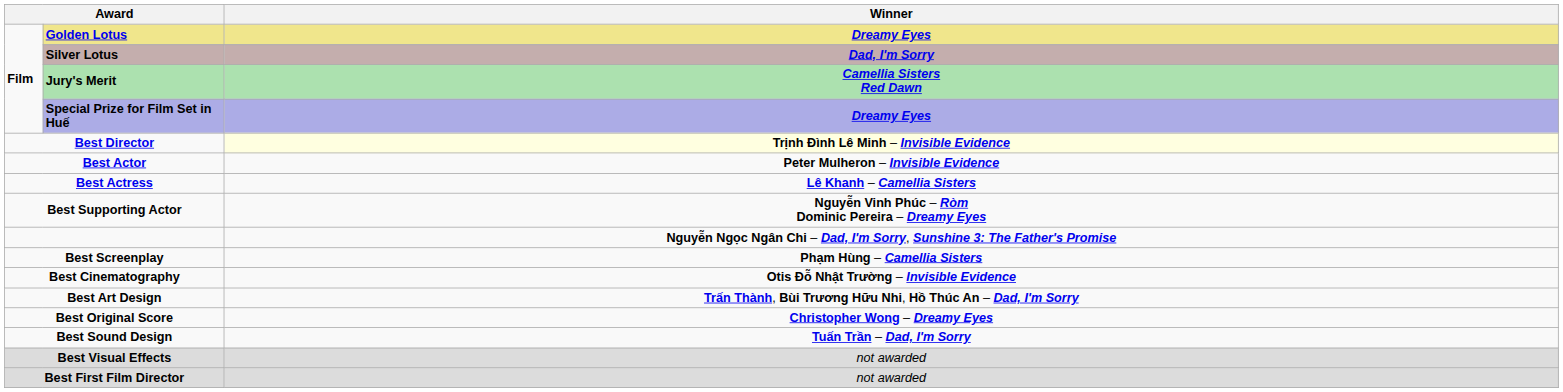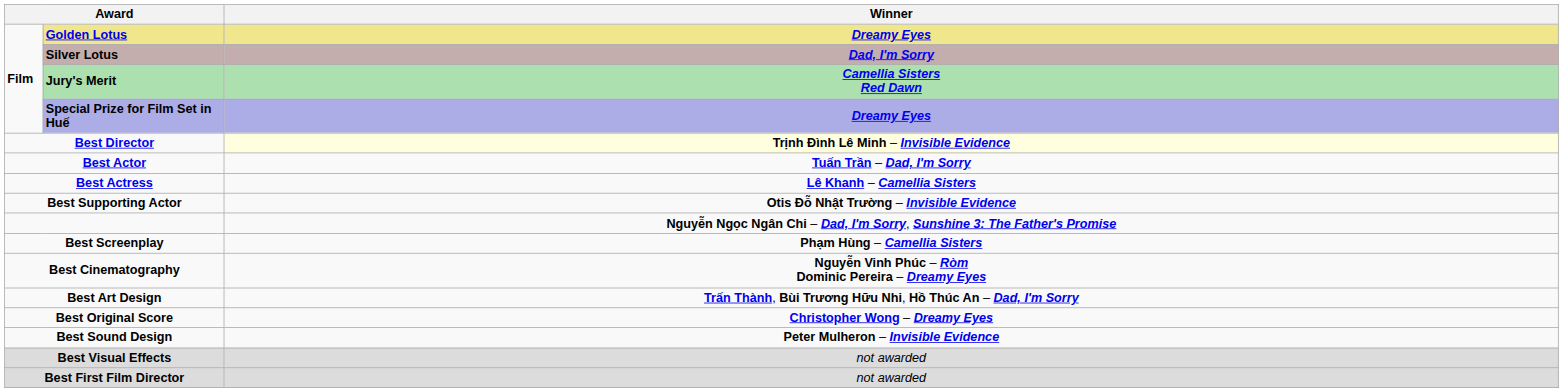(891, 163) Peter Mulheron – Invisible Evidence -> (891, 163) Tuấn Trần – Dad, I'm Sorry
(891, 210) Nguyễn Vinh Phúc – Ròm Dominic Pereira – Dreamy Eyes -> (891, 203) Otis Đỗ Nhật Trường – Invisible Evidence
(891, 277) Otis Đỗ Nhật Trường – Invisible Evidence -> (891, 270) Nguyễn Vinh Phúc – Ròm Dominic Pereira – Dreamy Eyes
(891, 337) Tuấn Trần – Dad, I'm Sorry -> (891, 337) Peter Mulheron – Invisible Evidence
